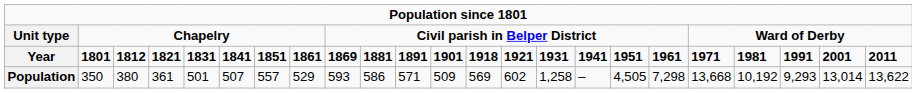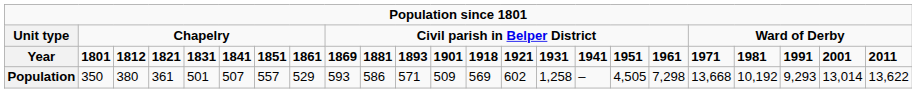(413, 56) 1891 -> (413, 56) 1893
